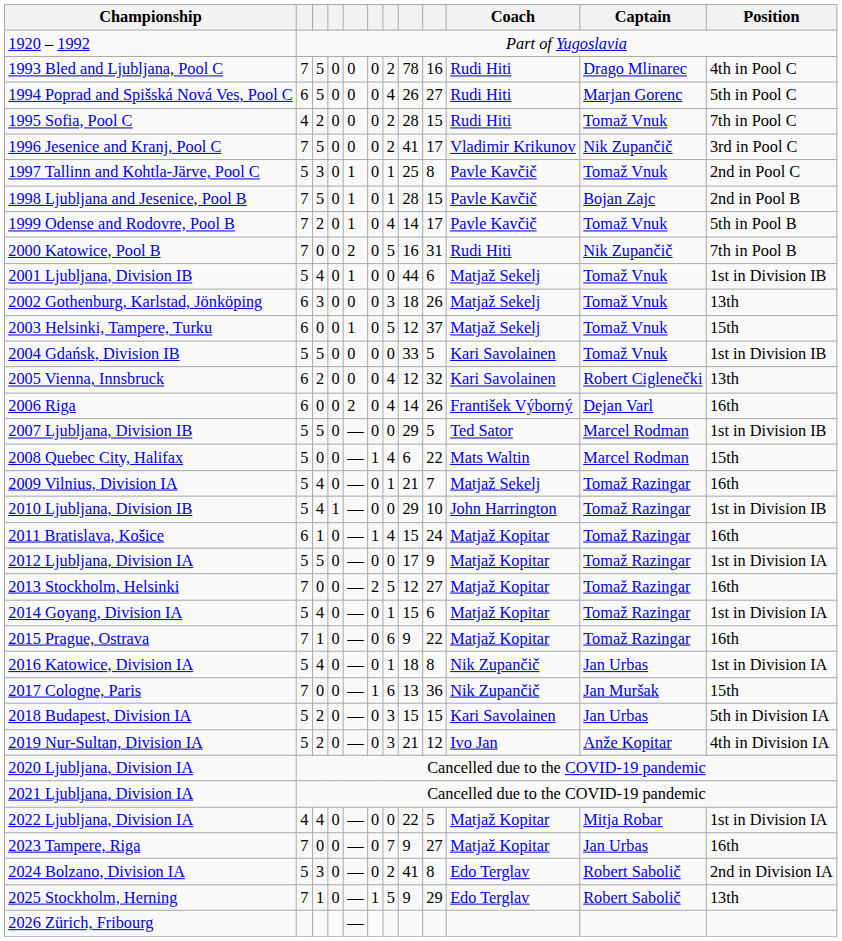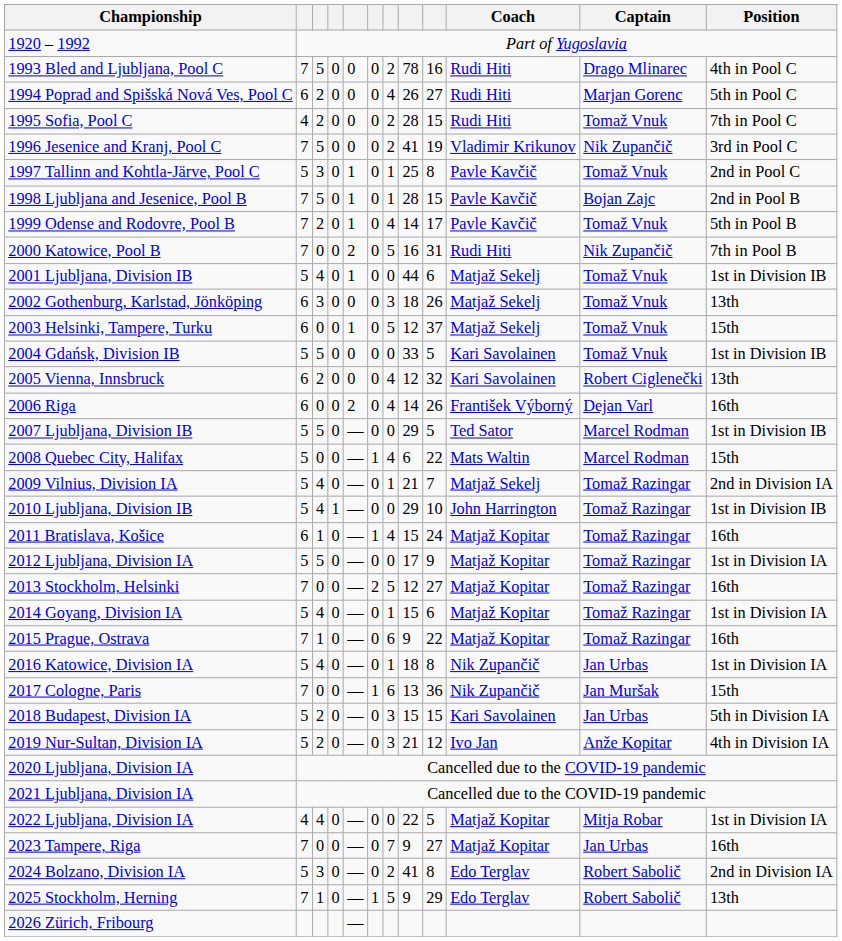(320, 95) 5 -> (320, 95) 2
(434, 146) 17 -> (434, 146) 19
(724, 483) 16th -> (771, 483) 2nd in Division IA
